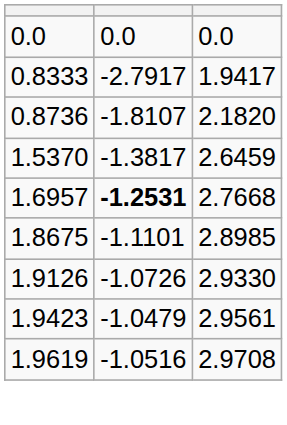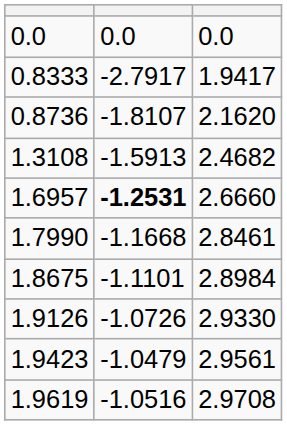(237, 117) 2.1820 -> (237, 117) 2.1620
+ row: (50, 157)
- row: (50, 157)
(237, 197) 2.7668 -> (237, 197) 2.6660
+ row: (50, 238)
(237, 238) 2.8985 -> (237, 278) 2.8984
